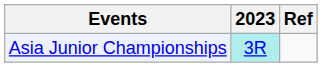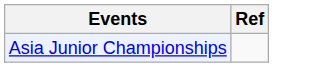- column: (255, 19)
